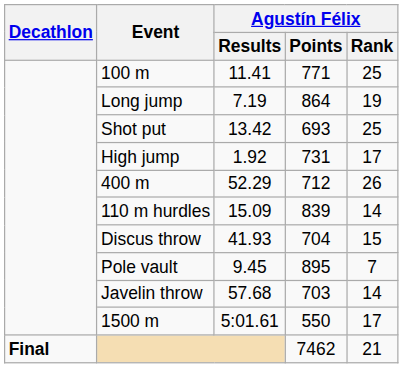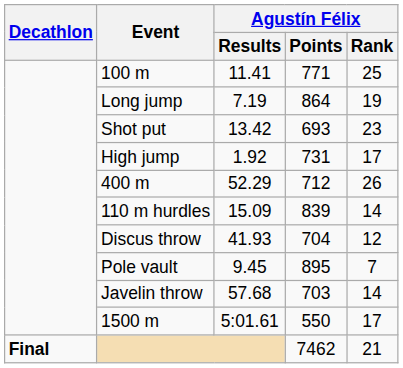(372, 129) 25 -> (372, 129) 23
(372, 239) 15 -> (372, 239) 12
